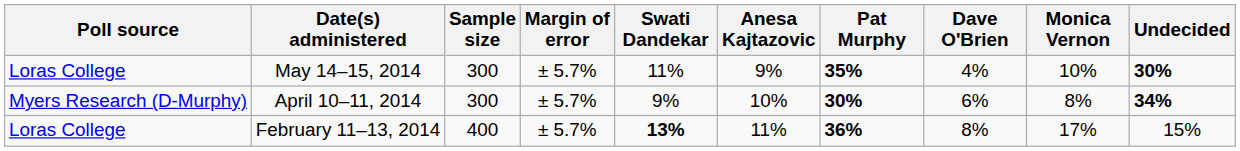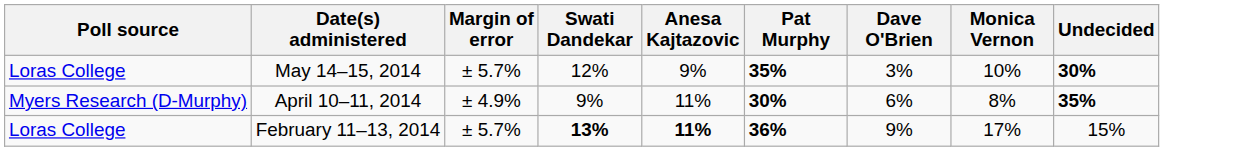- column: (482, 30)
(666, 70) 11% -> (590, 70) 12%
(975, 70) 4% -> (899, 70) 3%
(567, 100) ± 5.7% -> (491, 100) ± 4.9%
(769, 100) 10% -> (693, 100) 11%
(1153, 100) 34% -> (1077, 100) 35%
(769, 130) normal -> (693, 130) bold
(975, 130) 8% -> (899, 130) 9%
